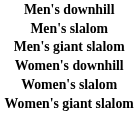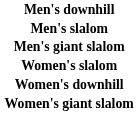rows swapped: (69, 66) <-> (69, 85)
